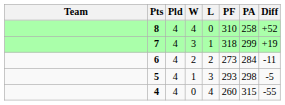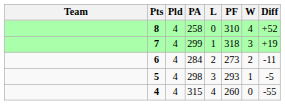columns swapped: (193, 12) <-> (249, 12)
